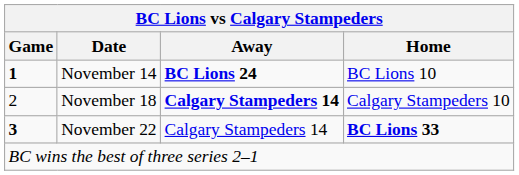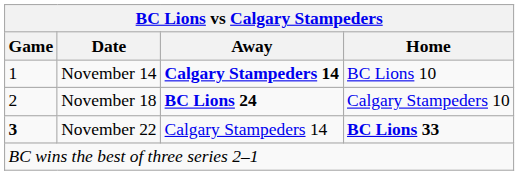(13, 73) bold -> (13, 73) normal
(211, 73) BC Lions 24 -> (252, 73) Calgary Stampeders 14
(252, 101) Calgary Stampeders 14 -> (211, 101) BC Lions 24
